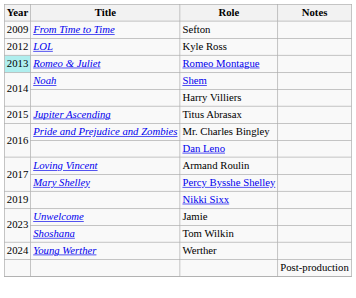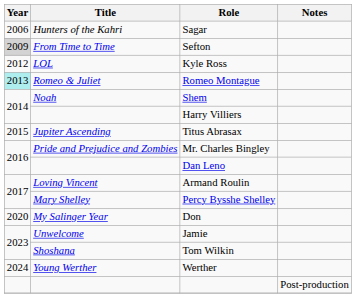+ row: (78, 30)
(18, 30) no background -> (18, 47) lightgrey background
- row: (105, 200)
+ row: (71, 217)
